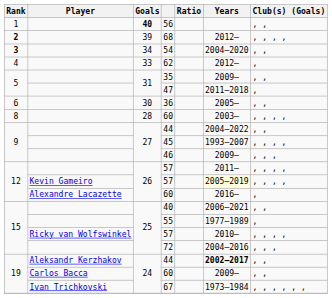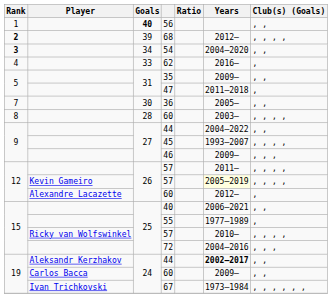(227, 63) 2012– -> (227, 63) 2016–
(16, 103) 6 -> (16, 103) 7
(227, 195) 2016– -> (227, 195) 2012–
